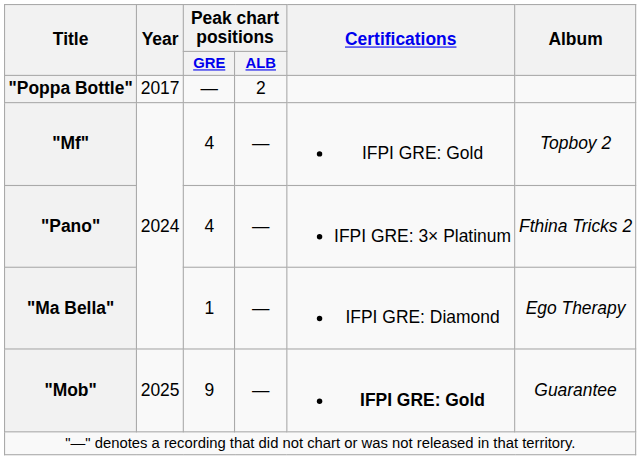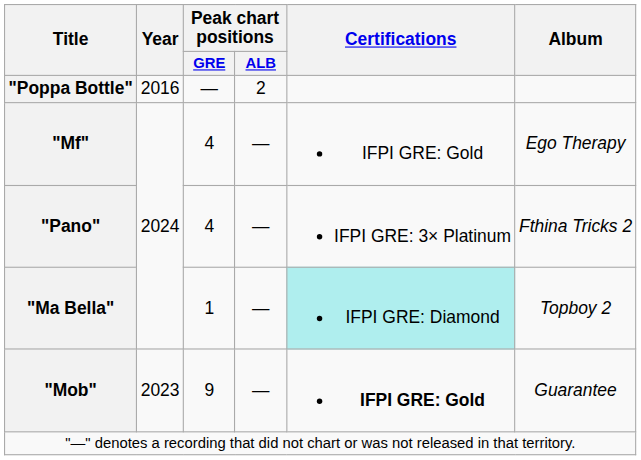(160, 88) 2017 -> (160, 88) 2016
(576, 143) Topboy 2 -> (576, 143) Ego Therapy
(401, 318) no background -> (401, 318) paleturquoise background
(576, 308) Ego Therapy -> (576, 308) Topboy 2
(160, 390) 2025 -> (160, 390) 2023
